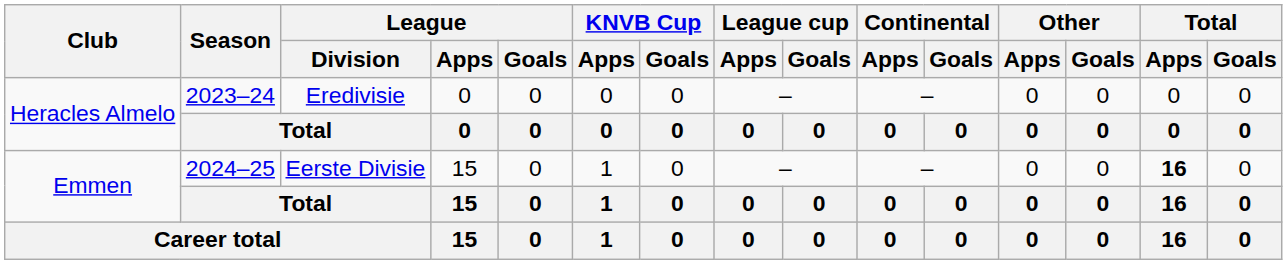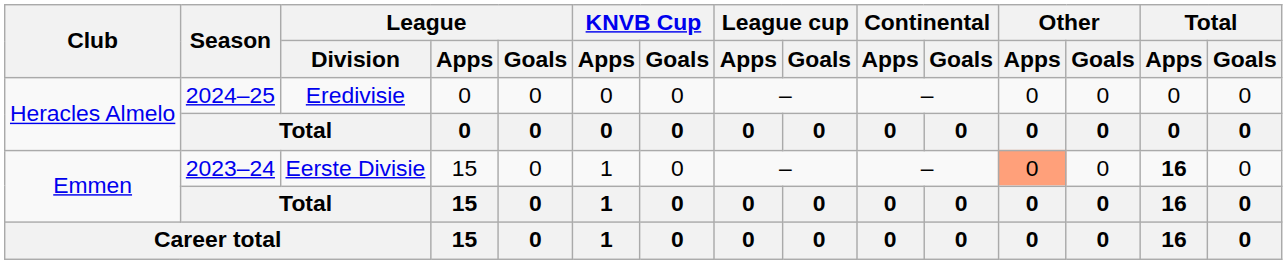(230, 95) 2023–24 -> (230, 95) 2024–25
(230, 167) 2024–25 -> (230, 167) 2023–24
(1032, 167) no background -> (1032, 167) lightsalmon background
